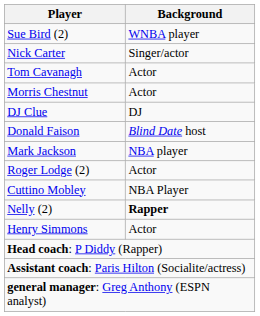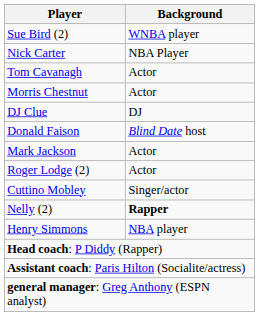(159, 53) Singer/actor -> (158, 53) NBA Player
(158, 151) NBA player -> (142, 151) Actor
(158, 190) NBA Player -> (159, 190) Singer/actor
(142, 229) Actor -> (158, 229) NBA player
